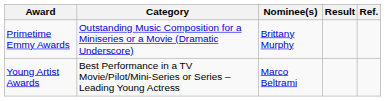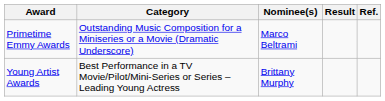(278, 39) Brittany Murphy -> (279, 39) Marco Beltrami
(279, 77) Marco Beltrami -> (278, 77) Brittany Murphy
